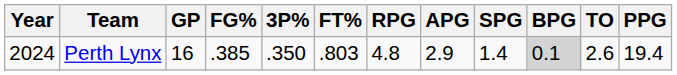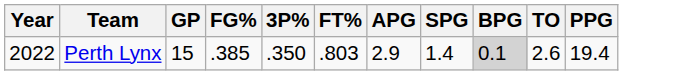- column: (394, 20)
(32, 53) 2024 -> (32, 53) 2022
(182, 53) 16 -> (182, 53) 15
